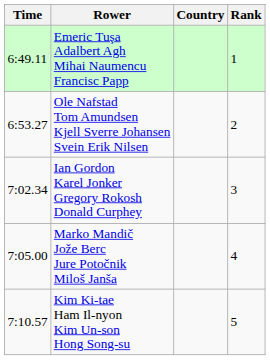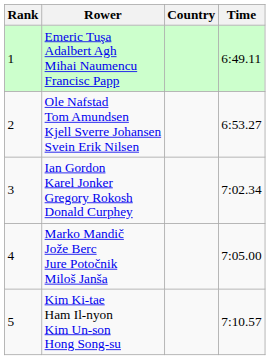columns swapped: (246, 15) <-> (28, 15)
